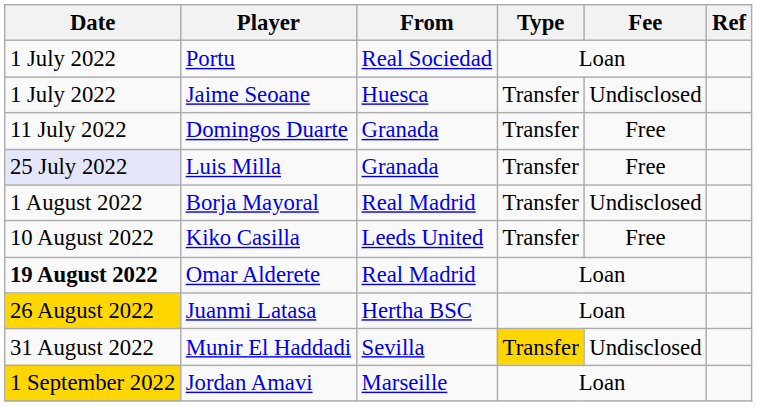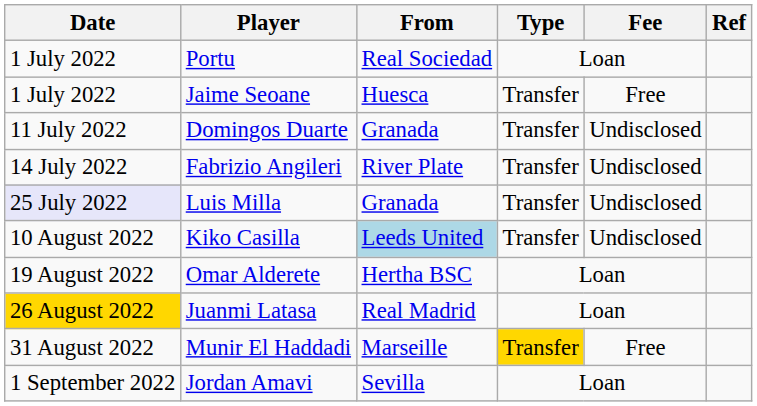(645, 94) Undisclosed -> (645, 94) Free
(645, 130) Free -> (645, 130) Undisclosed
+ row: (264, 166)
(645, 166) Free -> (645, 202) Undisclosed
- row: (252, 202)
(422, 238) no background -> (422, 238) lightblue background
(645, 238) Free -> (645, 238) Undisclosed
(84, 274) bold -> (82, 274) normal
(419, 274) Real Madrid -> (417, 274) Hertha BSC
(417, 310) Hertha BSC -> (419, 310) Real Madrid
(393, 346) Sevilla -> (404, 346) Marseille
(645, 346) Undisclosed -> (645, 346) Free
(93, 382) gold background -> (93, 382) no background
(404, 382) Marseille -> (393, 382) Sevilla
